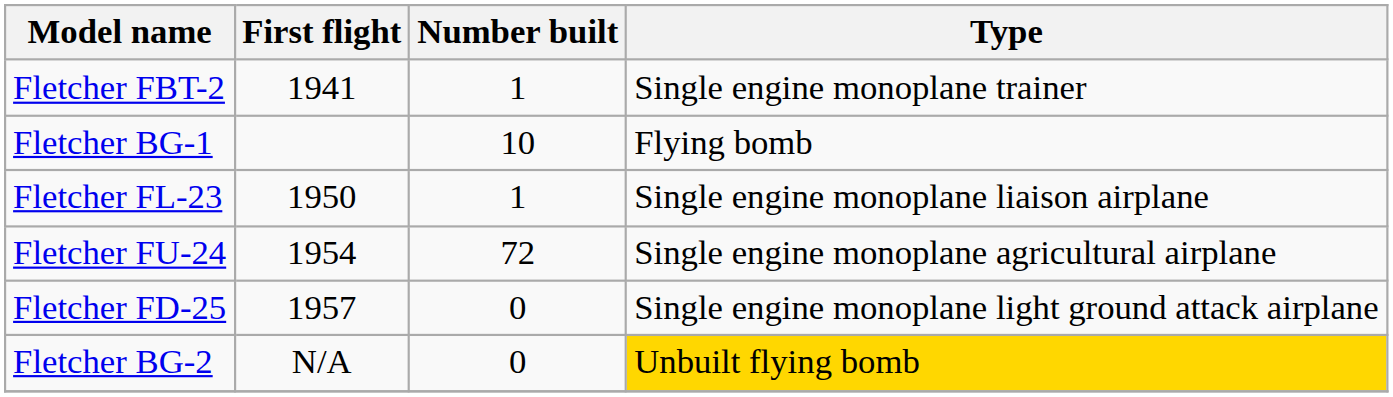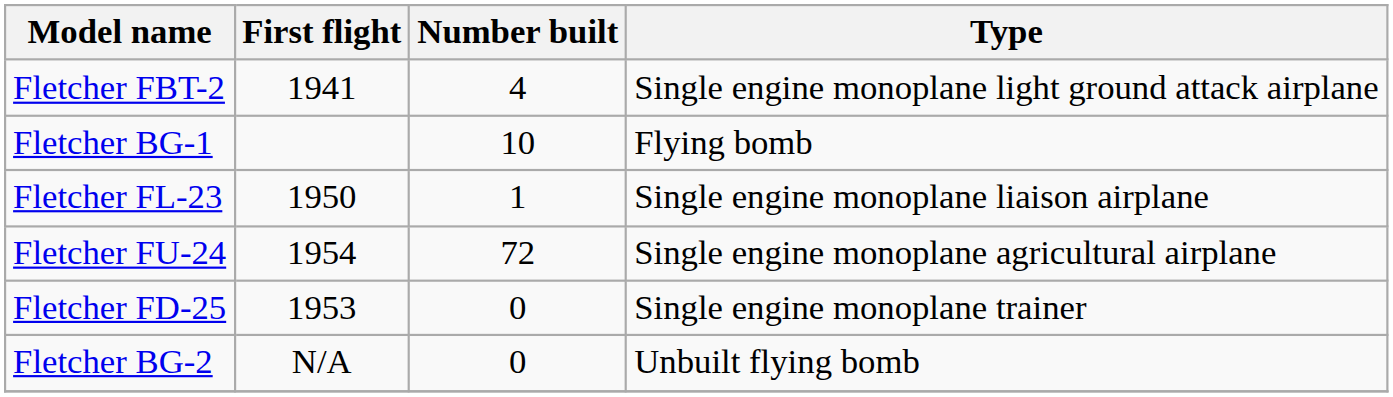(518, 87) 1 -> (518, 87) 4
(860, 87) Single engine monoplane trainer -> (1006, 87) Single engine monoplane light ground attack airplane
(322, 307) 1957 -> (322, 307) 1953
(1006, 307) Single engine monoplane light ground attack airplane -> (860, 307) Single engine monoplane trainer
(777, 362) gold background -> (777, 362) no background
